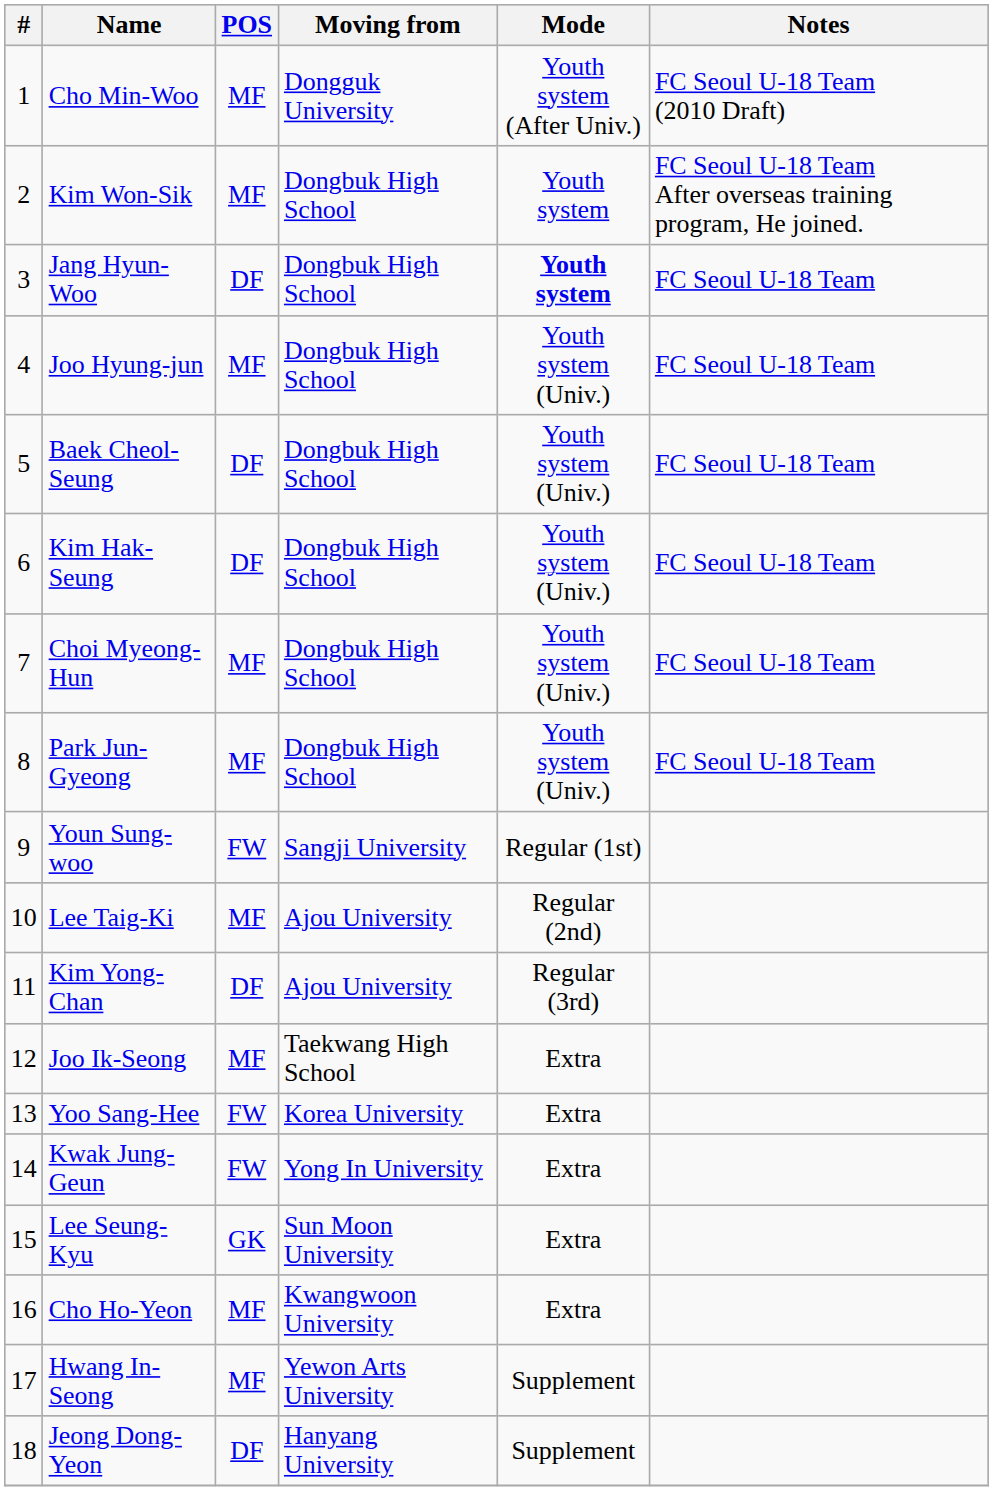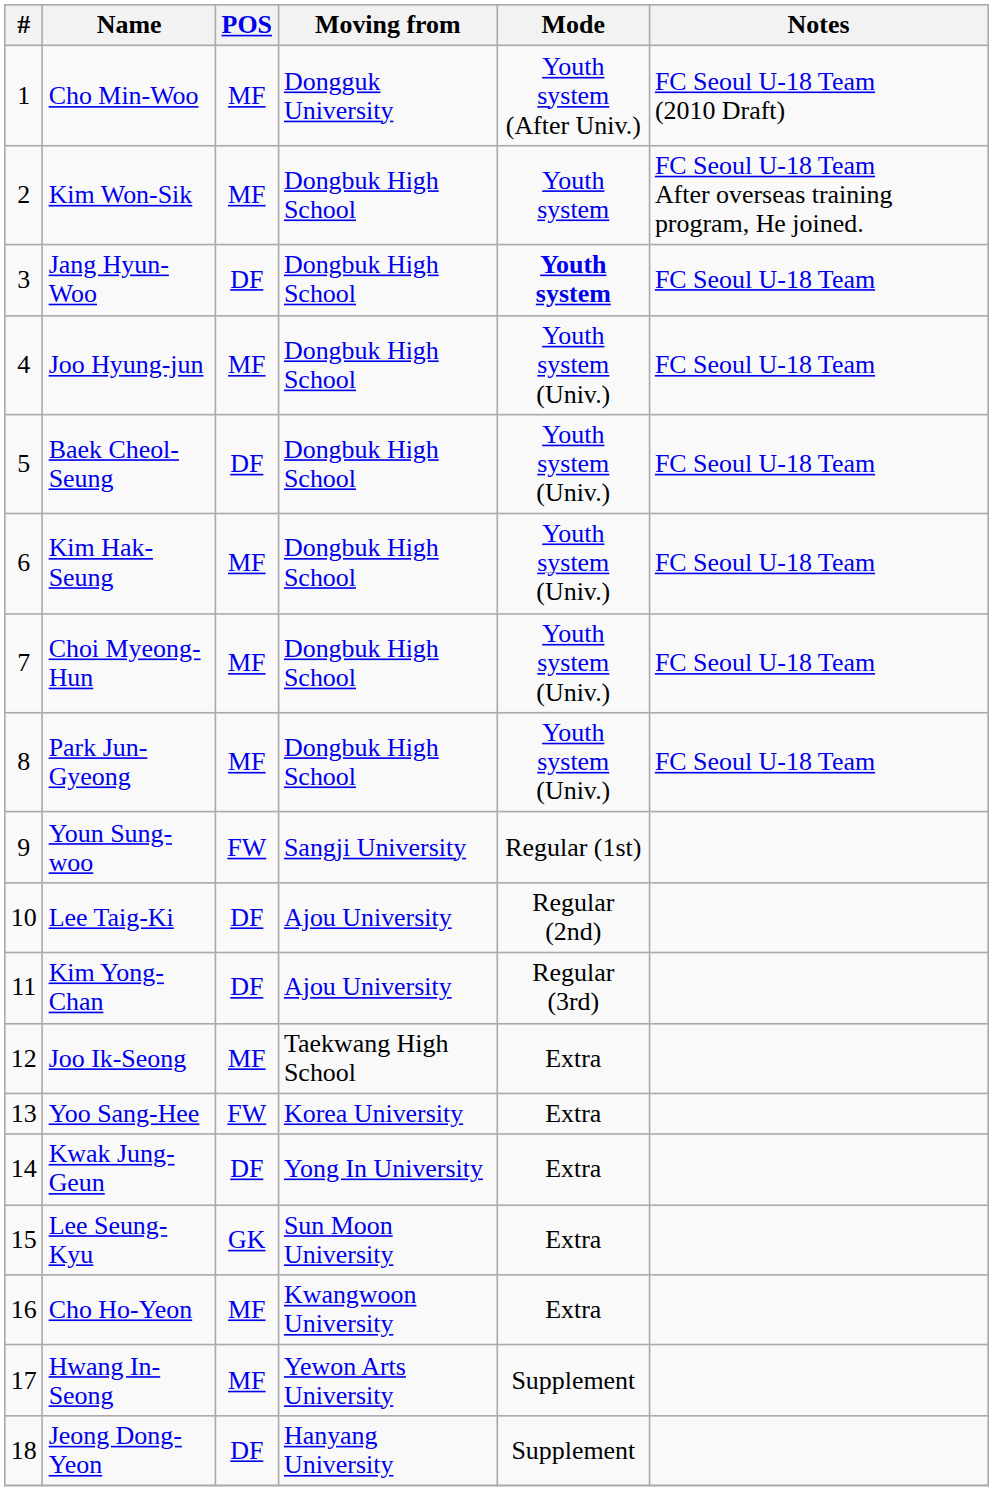(247, 563) DF -> (247, 563) MF
(247, 917) MF -> (247, 917) DF
(247, 1169) FW -> (247, 1169) DF
